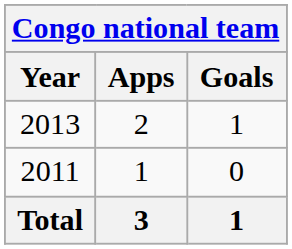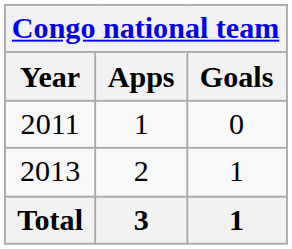rows swapped: (50, 171) <-> (50, 123)
